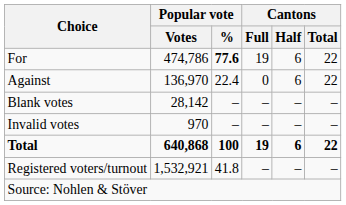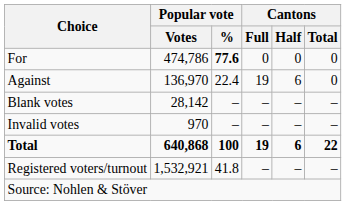(262, 59) 19 -> (265, 59) 0
(298, 59) 6 -> (298, 59) 0
(331, 59) 22 -> (334, 59) 0
(265, 80) 0 -> (262, 80) 19
(331, 80) 22 -> (334, 80) 0
